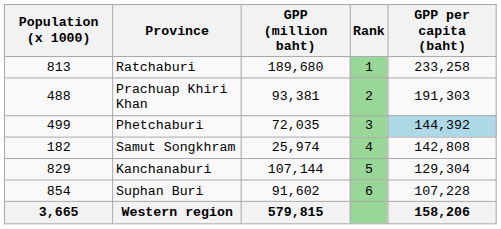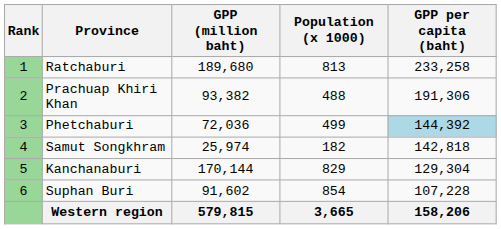columns swapped: (369, 31) <-> (59, 31)
(296, 97) 93,381 -> (226, 97) 93,382
(442, 97) 191,303 -> (442, 97) 191,306
(296, 126) 72,035 -> (226, 126) 72,036
(442, 148) 142,808 -> (442, 148) 142,818
(296, 169) 107,144 -> (226, 169) 170,144
